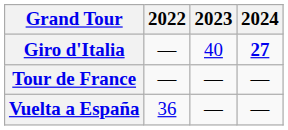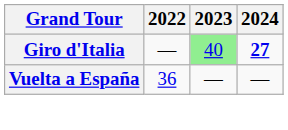(213, 49) no background -> (213, 49) lightgreen background
- row: (74, 79)
